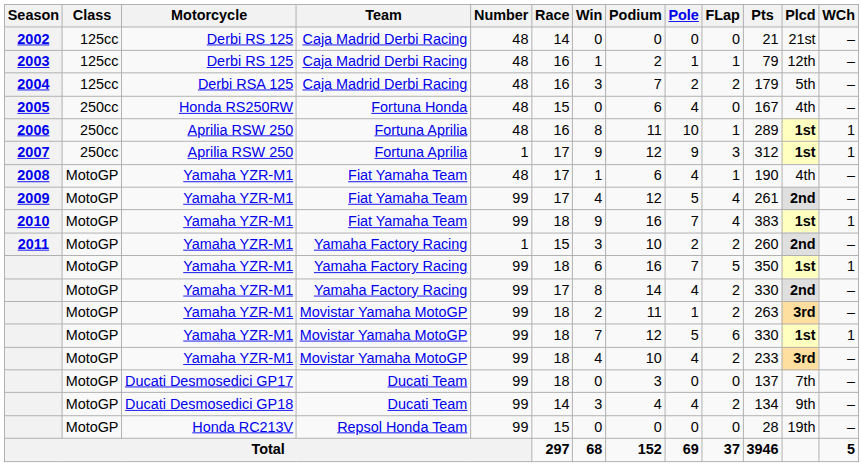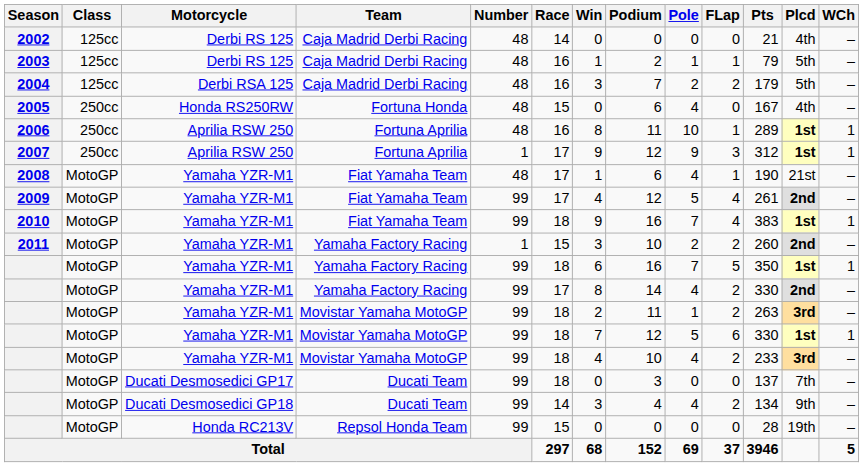(802, 38) 21st -> (806, 38) 4th
(802, 61) 12th -> (806, 61) 5th
(806, 175) 4th -> (802, 175) 21st
